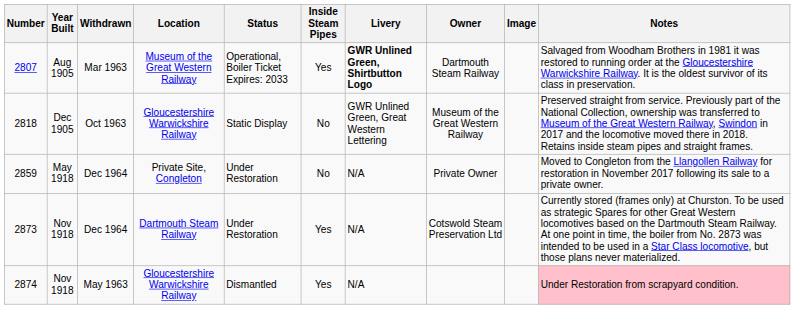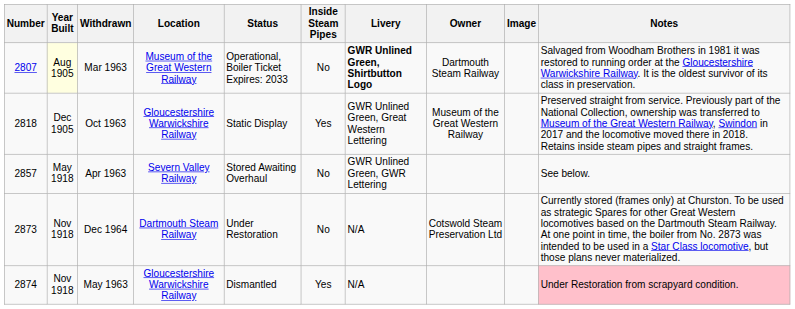(62, 68) no background -> (62, 68) lightyellow background
(323, 68) Yes -> (323, 68) No
(323, 123) No -> (323, 123) Yes
+ row: (26, 173)
- row: (26, 173)
(323, 229) Yes -> (323, 229) No
